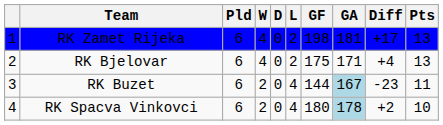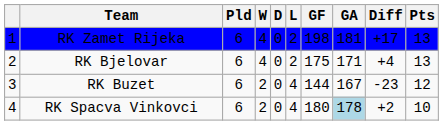(349, 85) lightblue background -> (349, 85) no background
(422, 85) 11 -> (422, 85) 12
